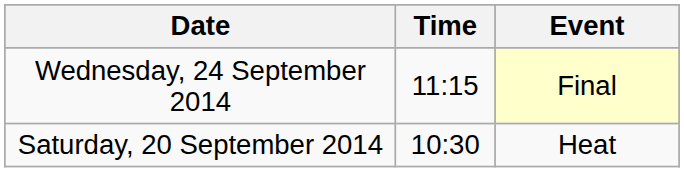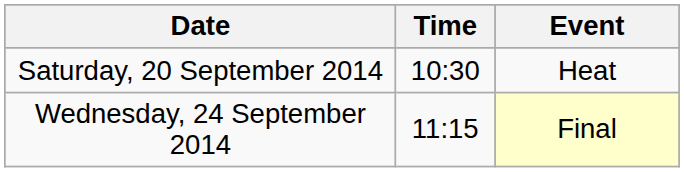rows swapped: (200, 144) <-> (200, 85)
